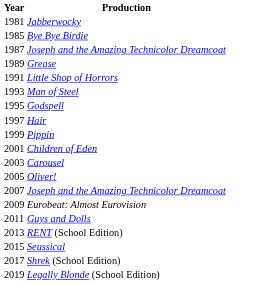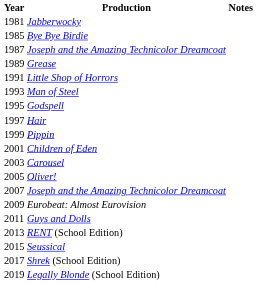+ column: (241, 7)
